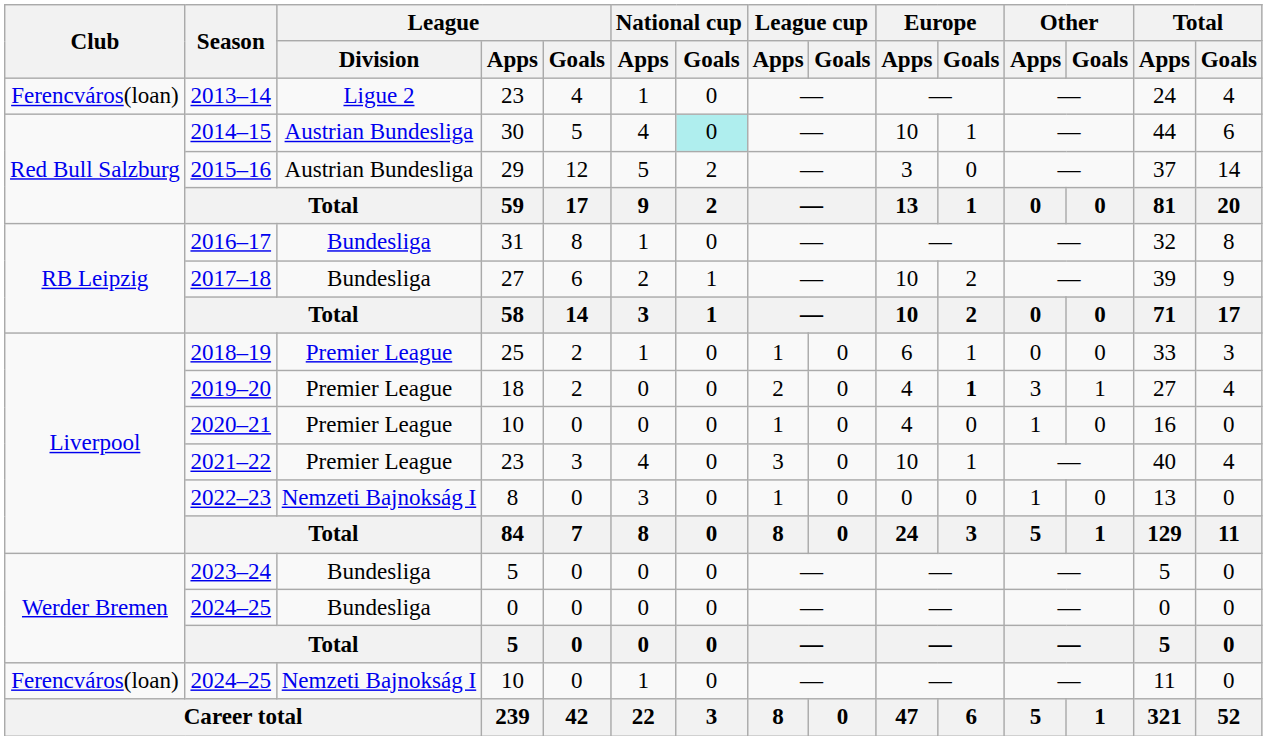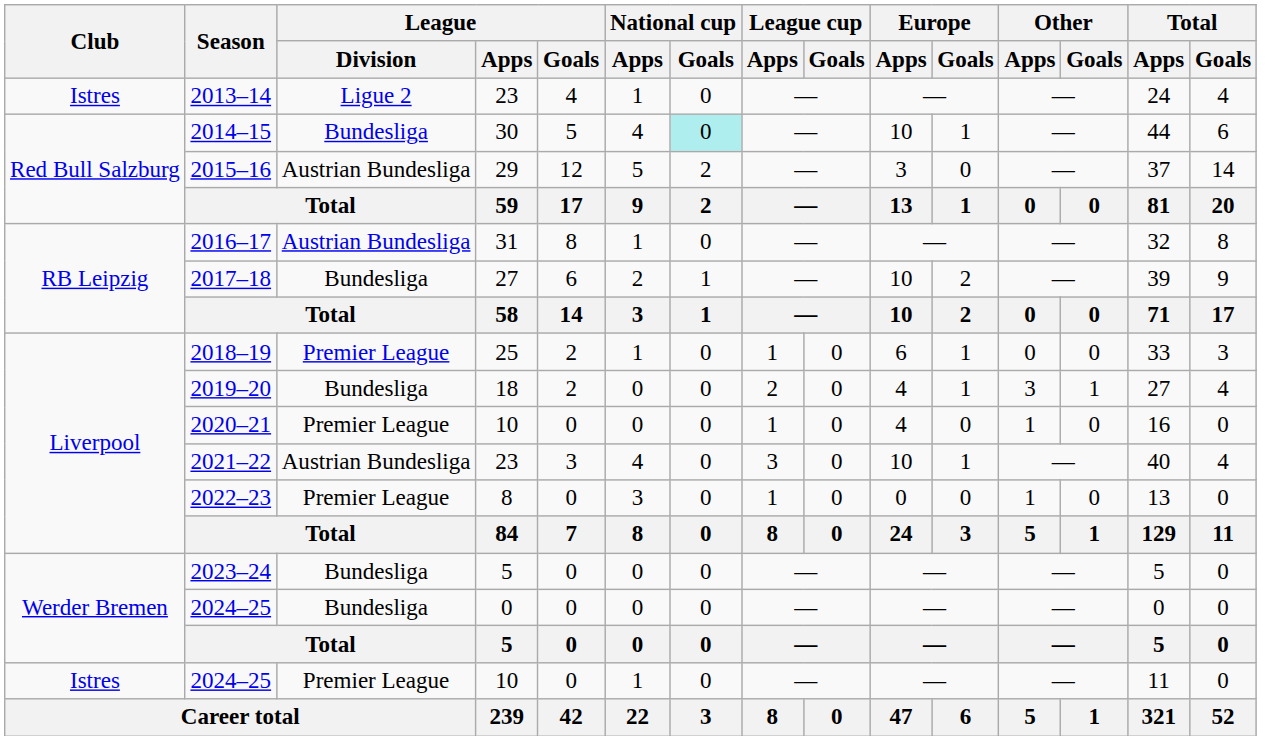(95, 95) Ferencváros(loan) -> (95, 95) Istres
(379, 132) Austrian Bundesliga -> (376, 132) Bundesliga
(379, 242) Bundesliga -> (376, 242) Austrian Bundesliga
(379, 388) Premier League -> (376, 388) Bundesliga
(971, 388) bold -> (965, 388) normal
(379, 461) Premier League -> (376, 461) Austrian Bundesliga
(379, 497) Nemzeti Bajnokság I -> (376, 497) Premier League
(95, 680) Ferencváros(loan) -> (95, 680) Istres
(379, 680) Nemzeti Bajnokság I -> (376, 680) Premier League
